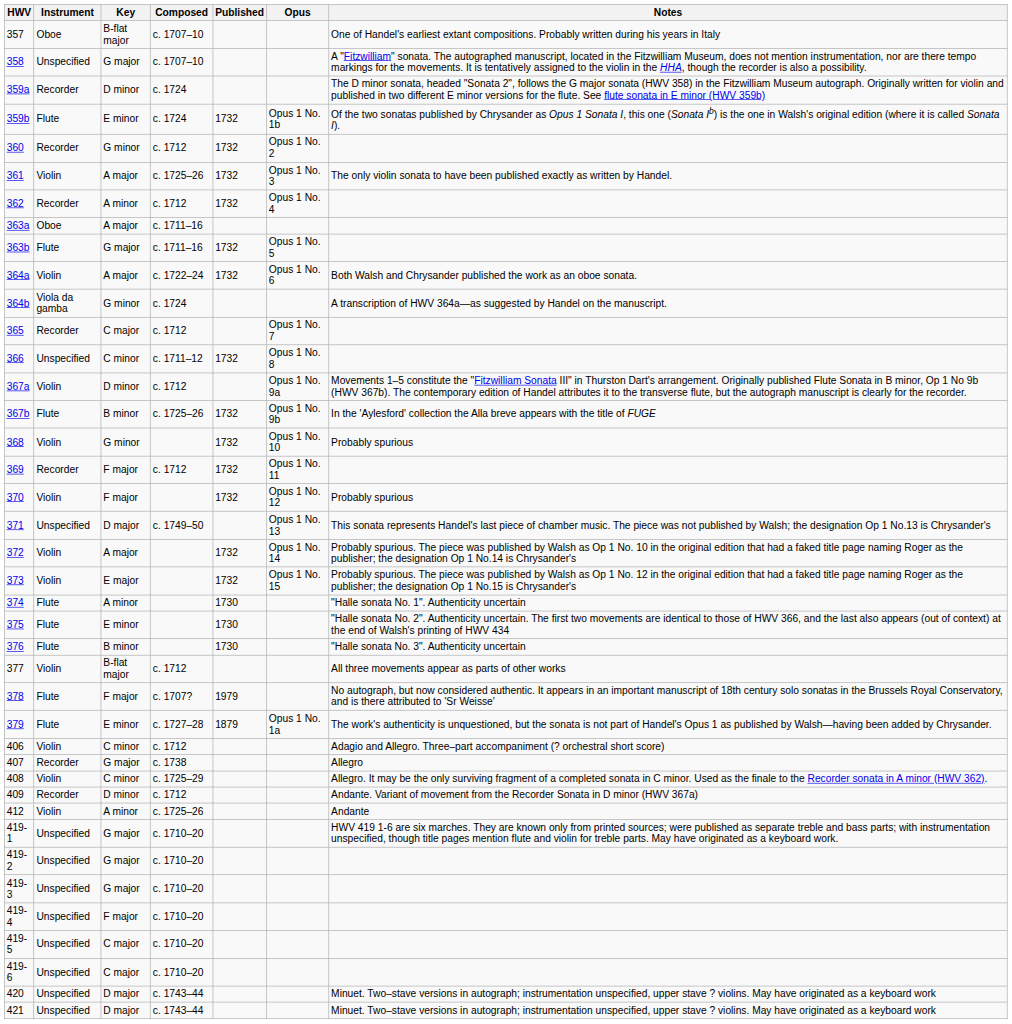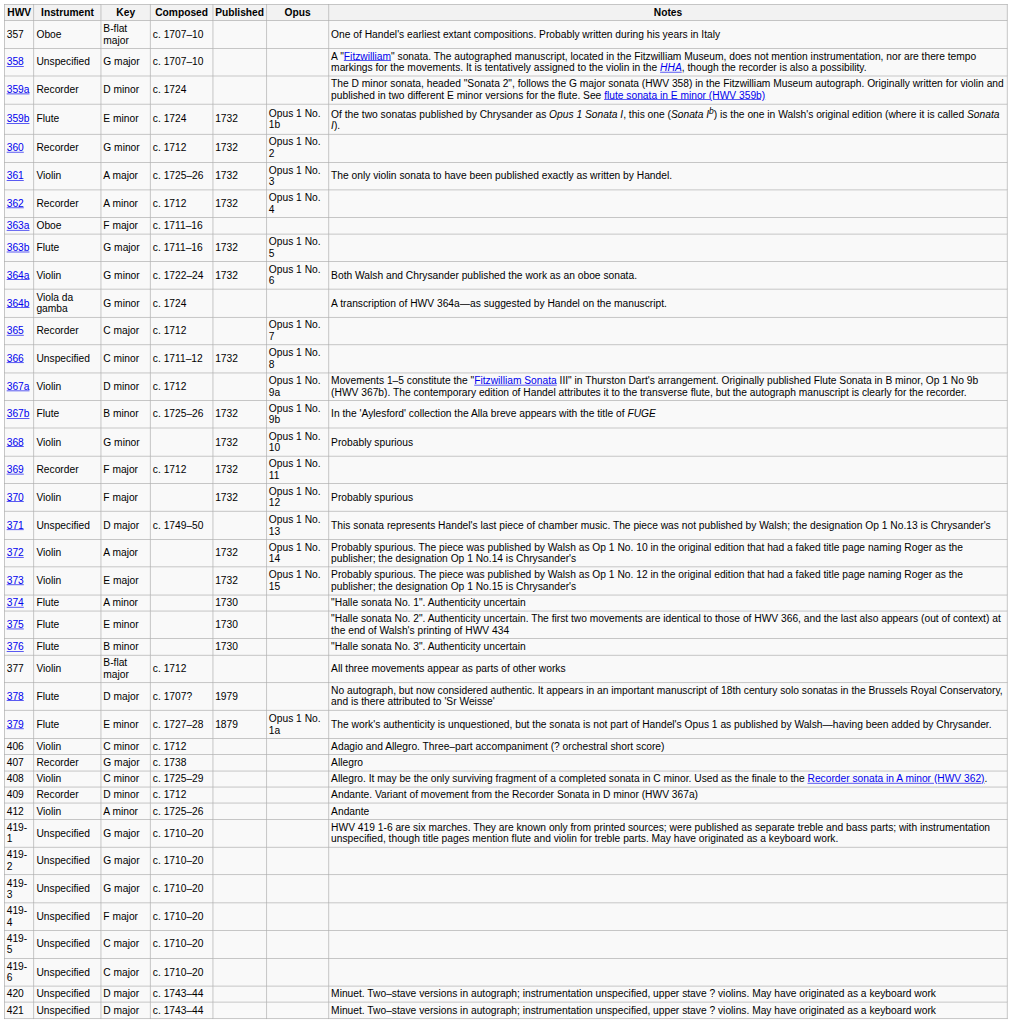(121, 225) A major -> (121, 225) F major
(121, 275) A major -> (122, 275) G minor
(121, 696) F major -> (121, 696) D major
